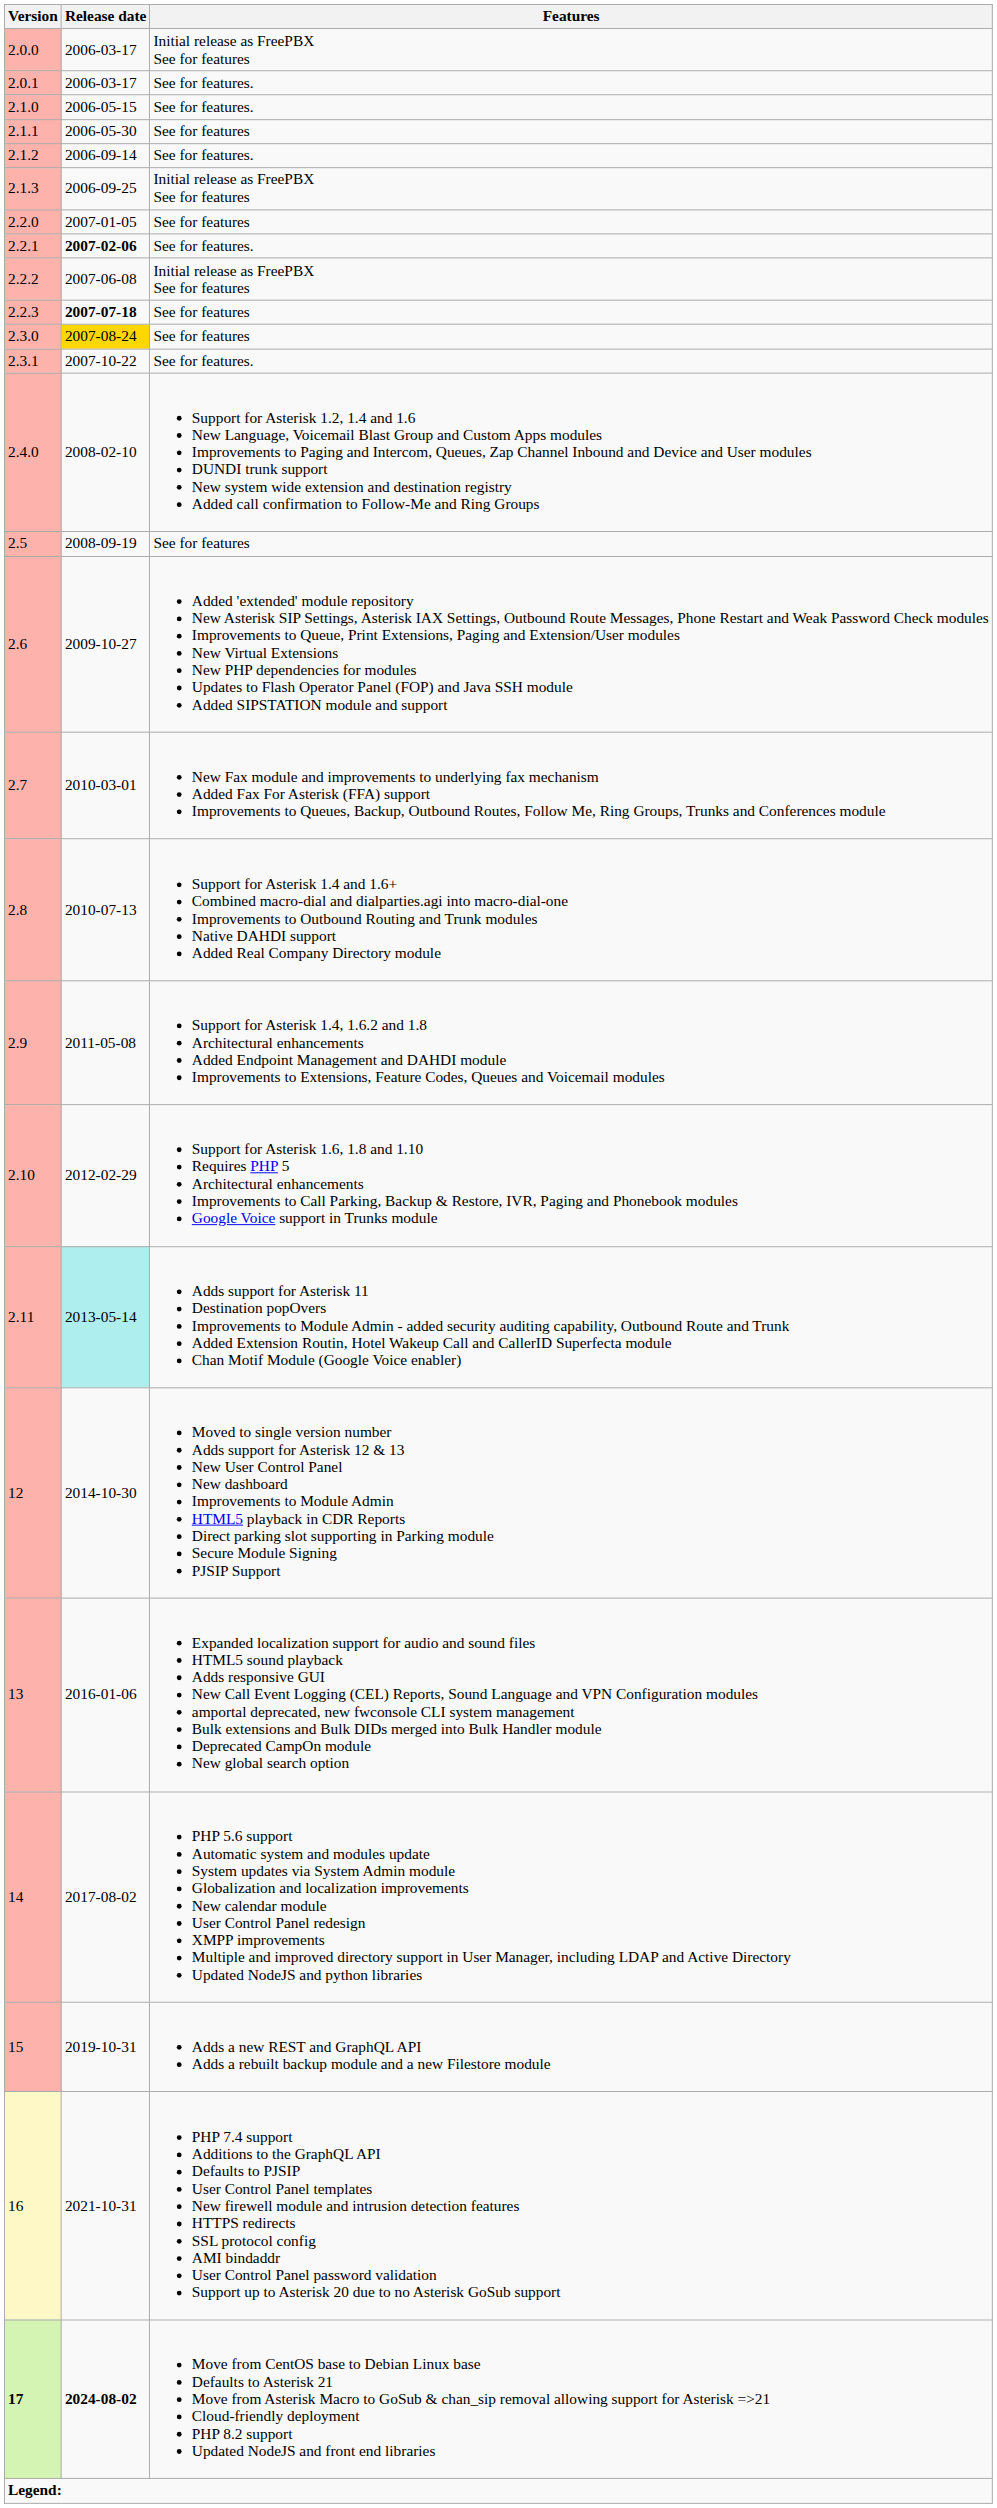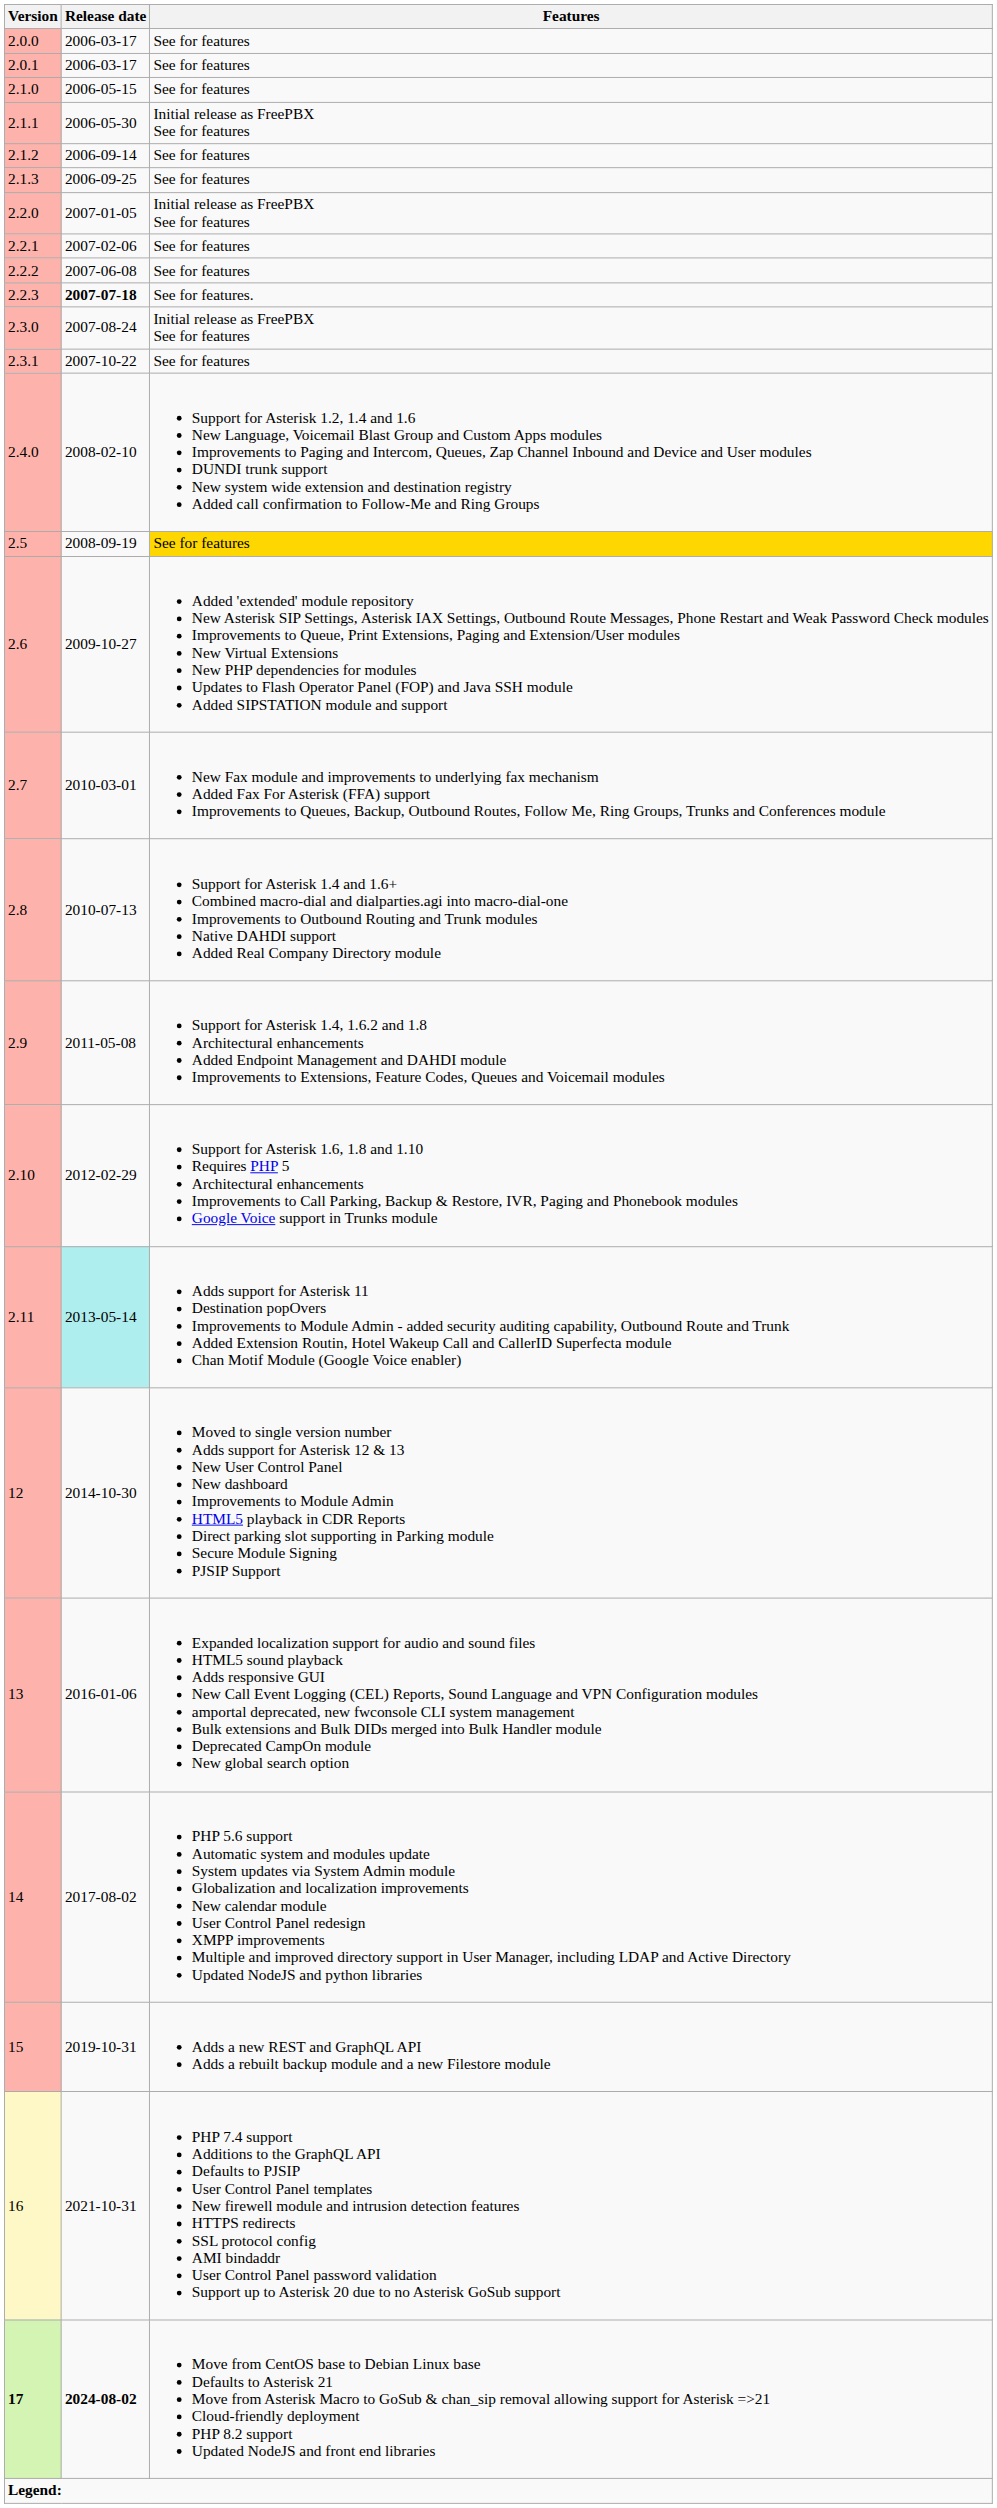(234, 49) Initial release as FreePBX See for features -> (202, 41) See for features
(204, 82) See for features. -> (202, 65) See for features
(204, 107) See for features. -> (202, 89) See for features
(202, 131) See for features -> (234, 122) Initial release as FreePBX See for features
(204, 155) See for features. -> (202, 155) See for features
(234, 188) Initial release as FreePBX See for features -> (202, 180) See for features
(202, 221) See for features -> (234, 213) Initial release as FreePBX See for features
(101, 246) bold -> (101, 246) normal
(204, 246) See for features. -> (202, 246) See for features
(234, 279) Initial release as FreePBX See for features -> (202, 270) See for features
(202, 312) See for features -> (204, 294) See for features.
(101, 336) gold background -> (101, 327) no background
(202, 336) See for features -> (234, 327) Initial release as FreePBX See for features
(204, 360) See for features. -> (202, 360) See for features
(202, 543) no background -> (202, 543) gold background
